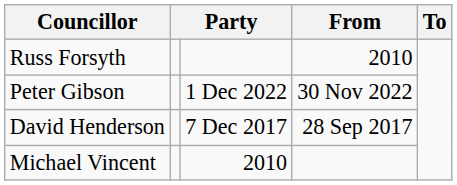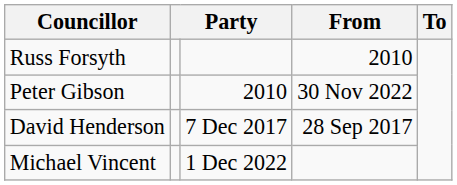(236, 92) 1 Dec 2022 -> (265, 92) 2010
(265, 162) 2010 -> (236, 162) 1 Dec 2022
